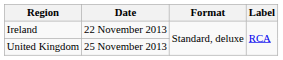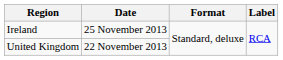(125, 30) 22 November 2013 -> (125, 30) 25 November 2013
(125, 47) 25 November 2013 -> (125, 47) 22 November 2013
